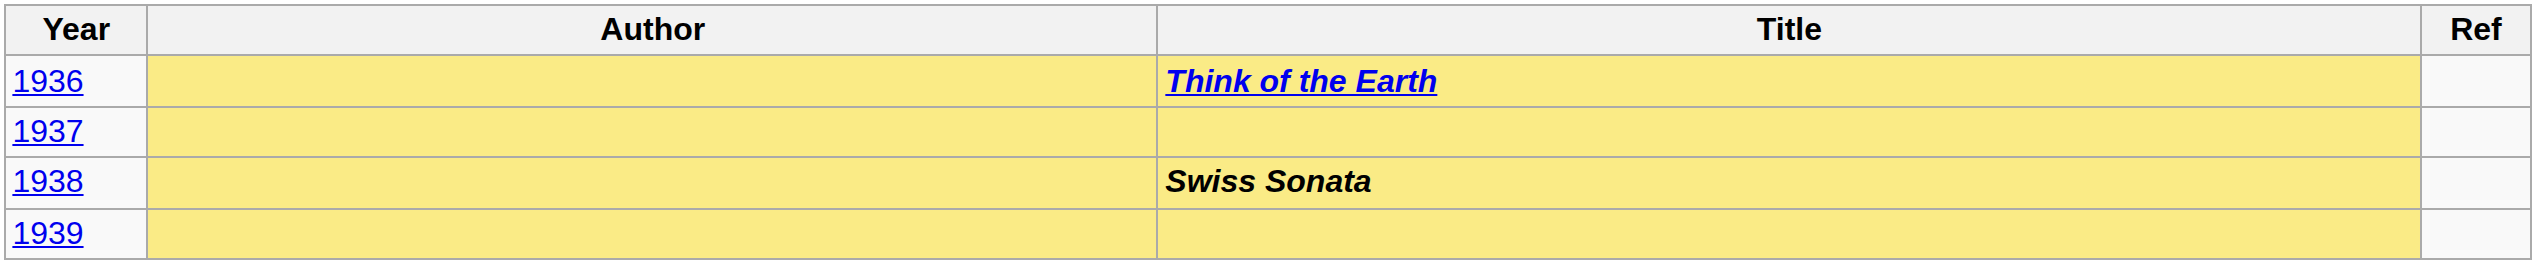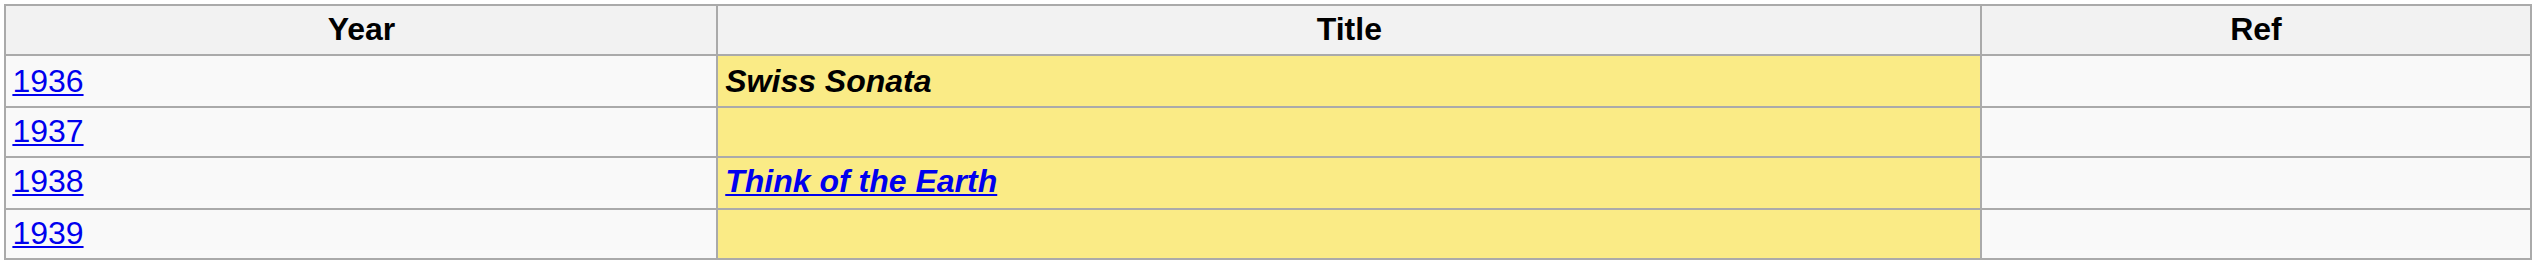- column: (653, 29)
(1301, 80) Think of the Earth -> (828, 80) Swiss Sonata
(1268, 182) Swiss Sonata -> (861, 182) Think of the Earth
